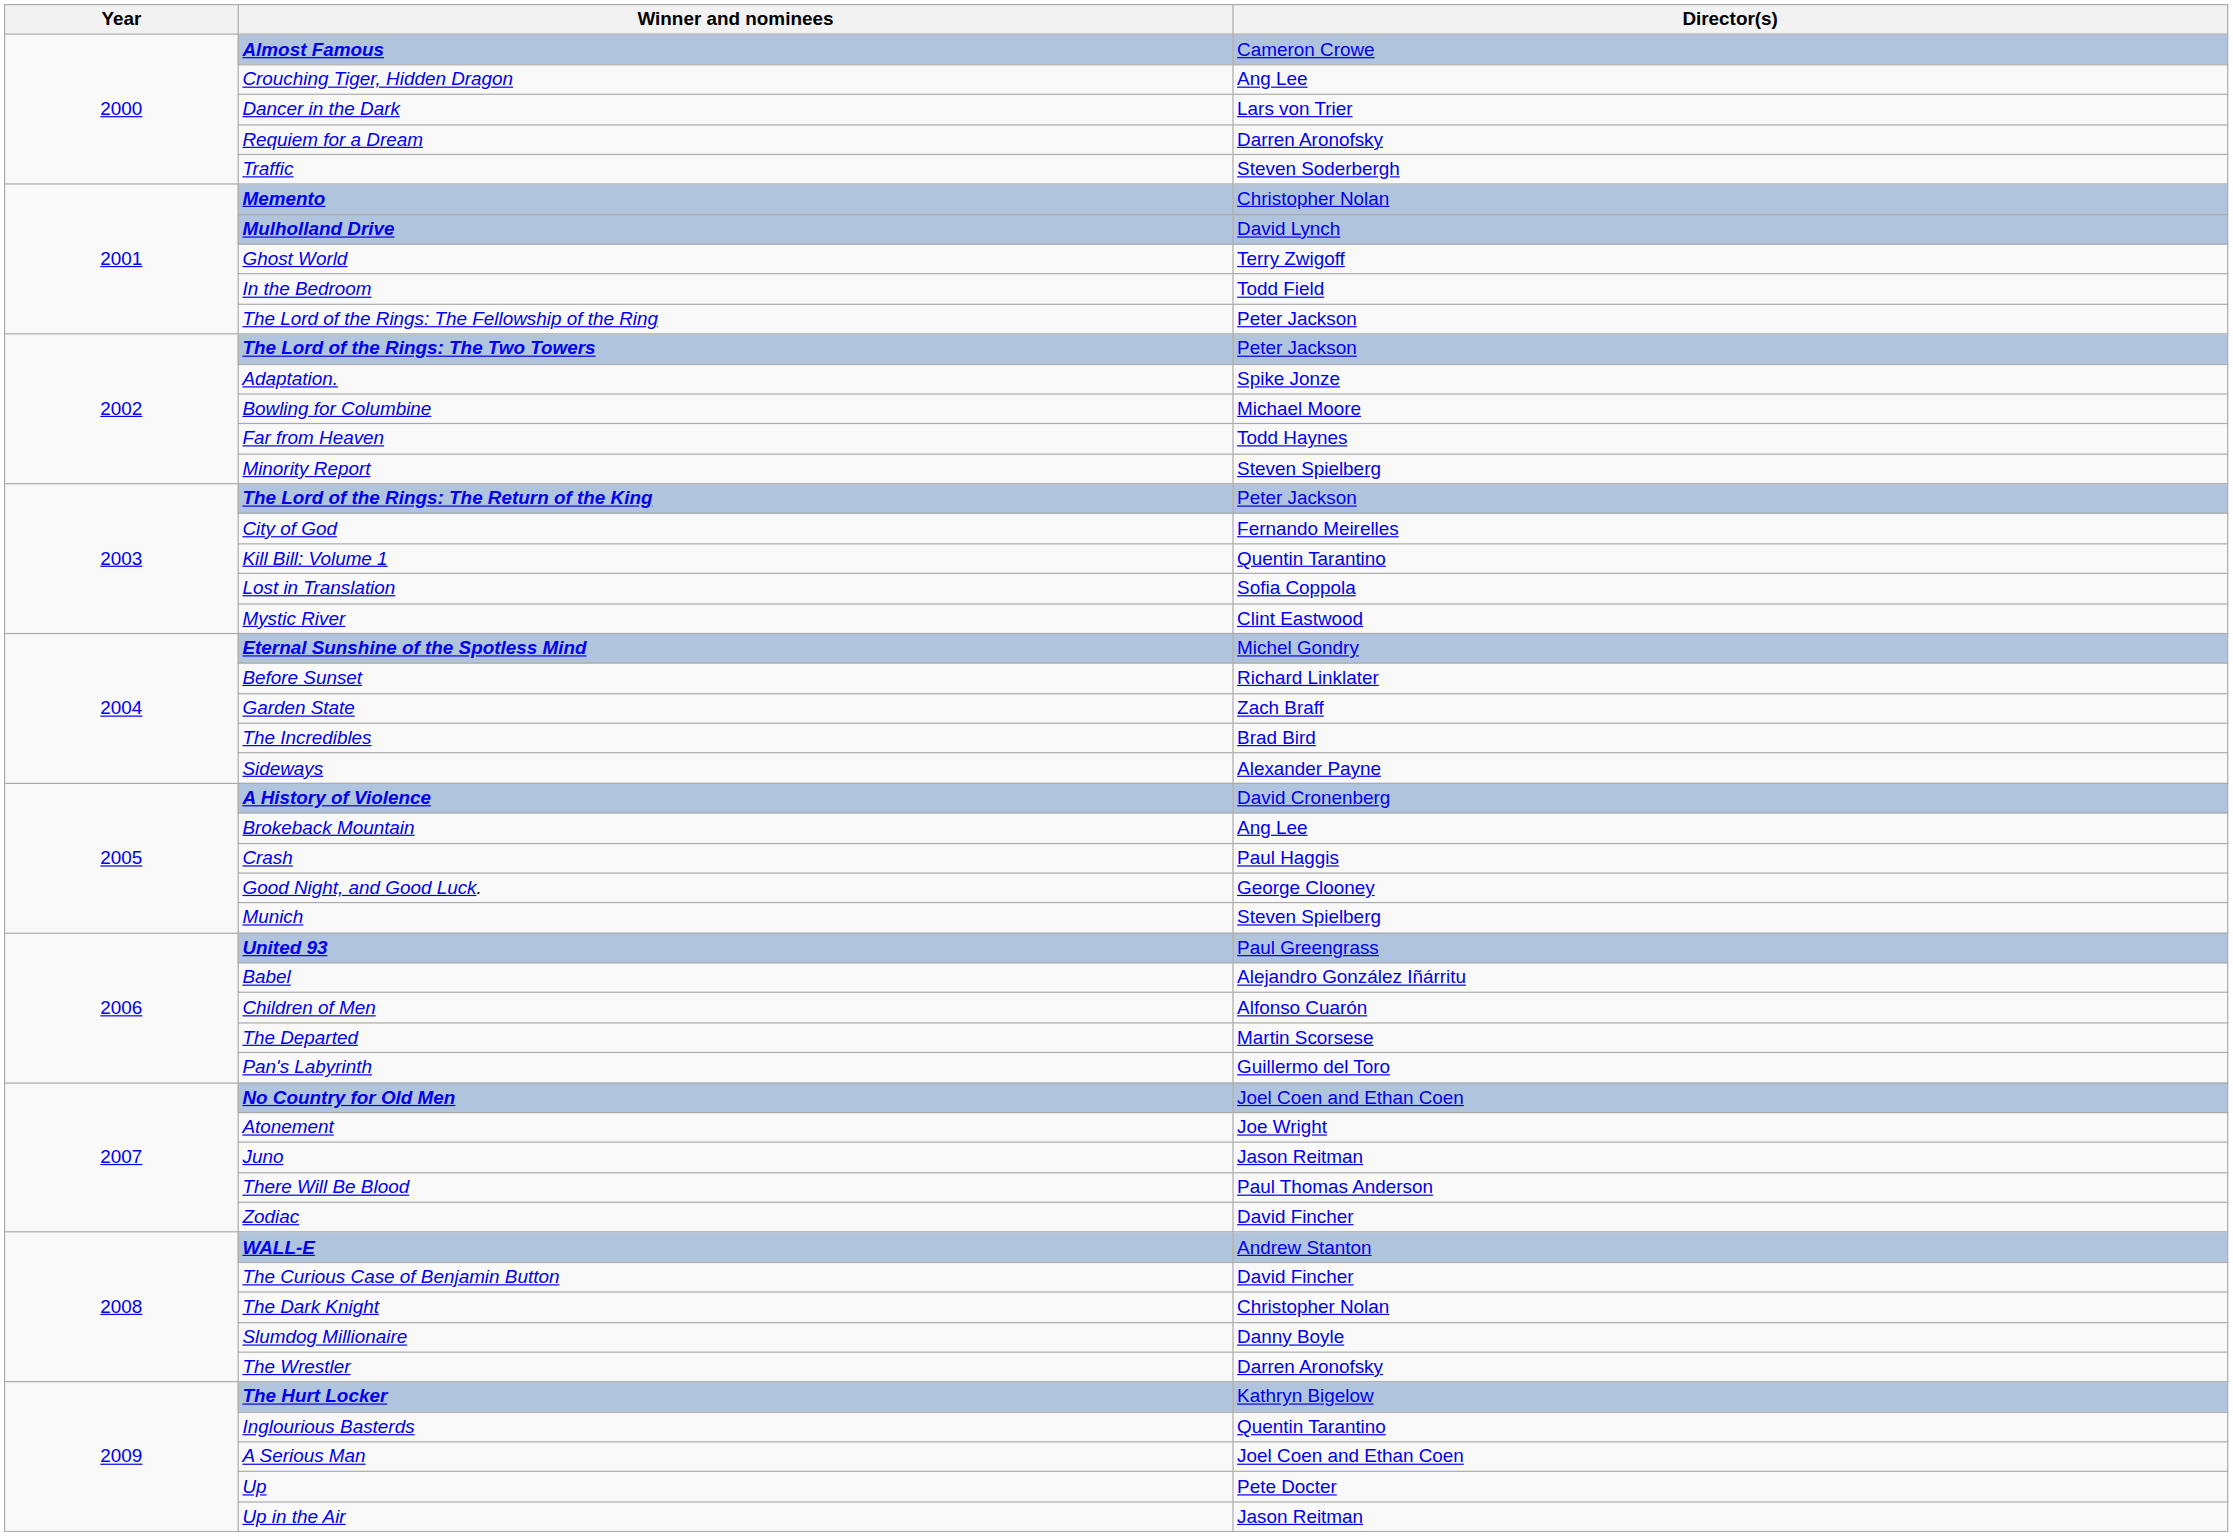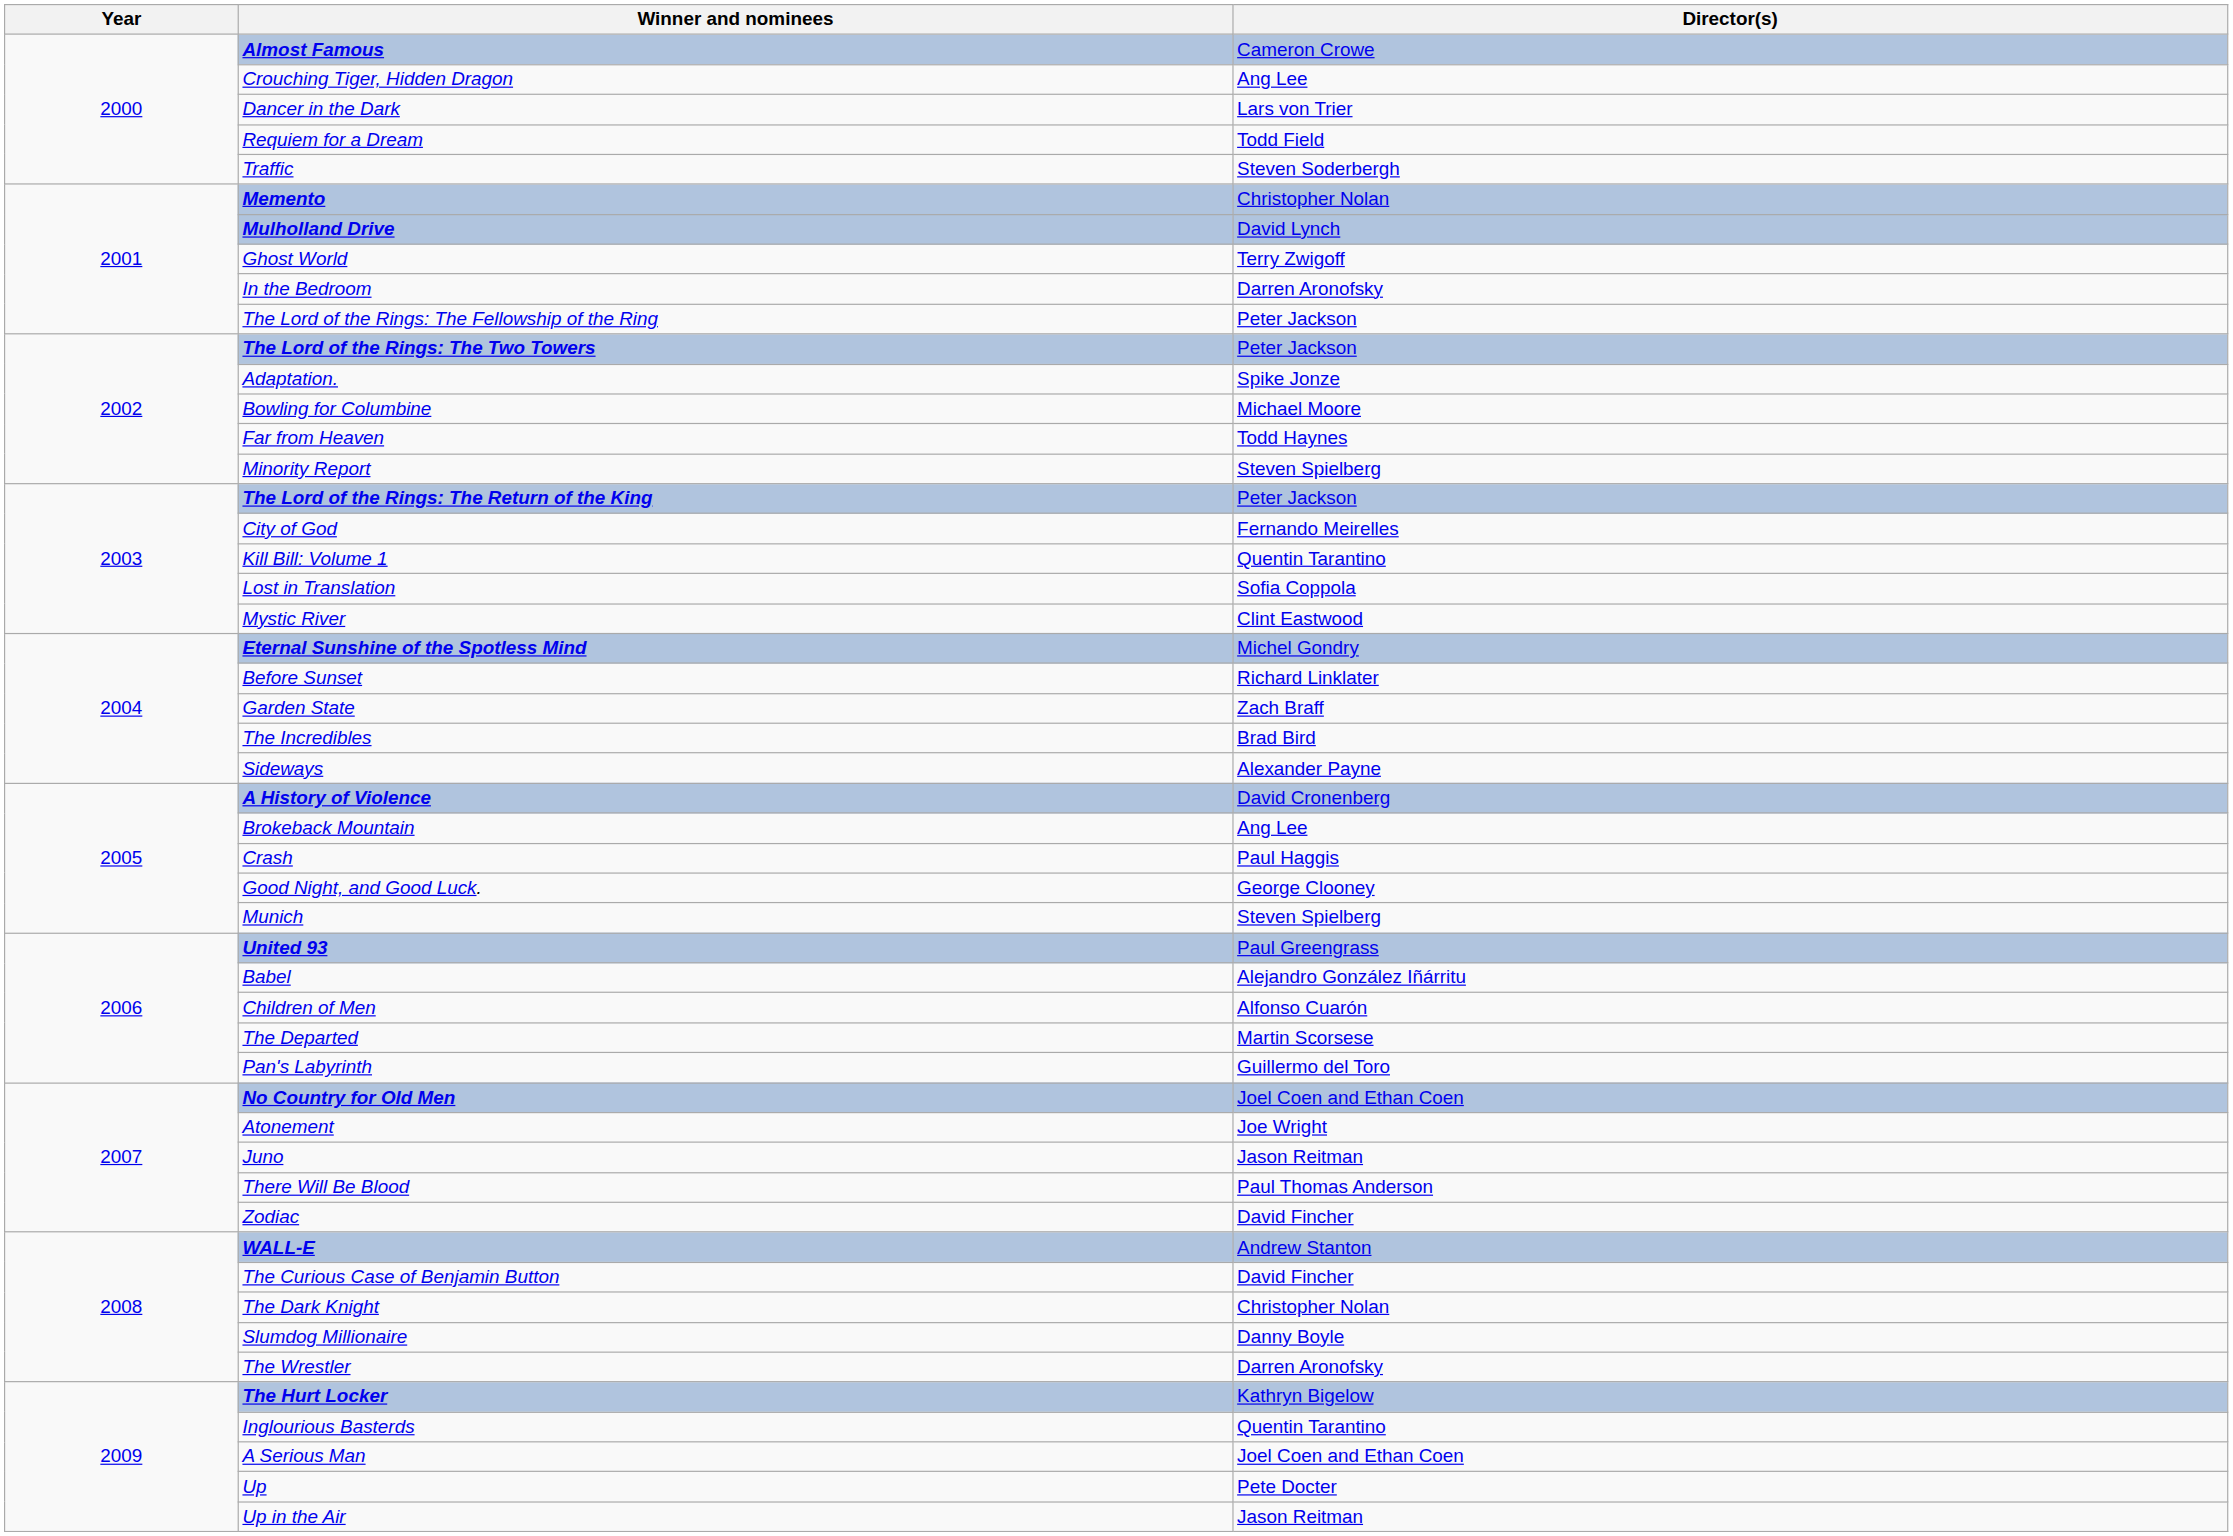(1310, 139) Darren Aronofsky -> (1281, 139) Todd Field
(1281, 288) Todd Field -> (1310, 288) Darren Aronofsky
